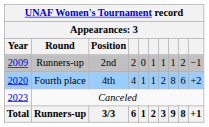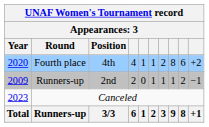rows swapped: (60, 63) <-> (60, 80)
